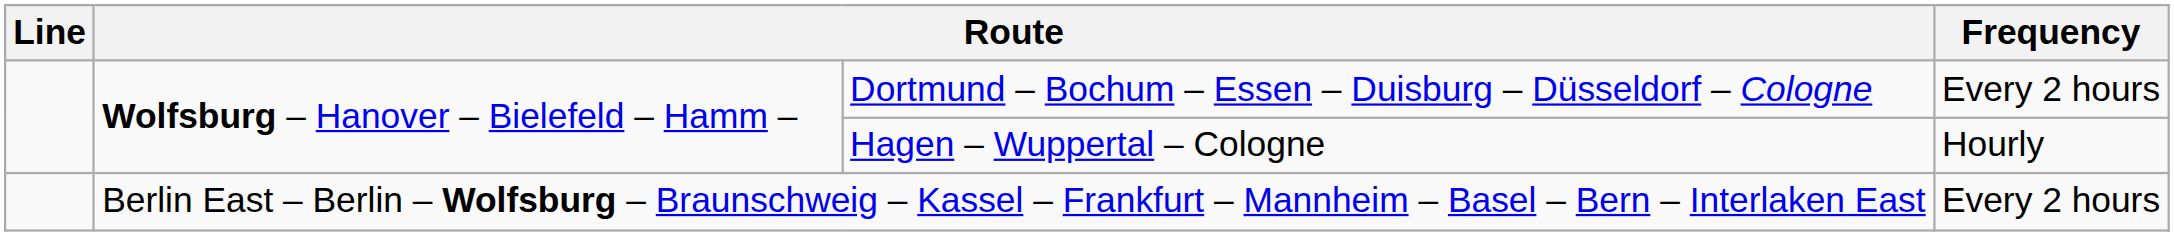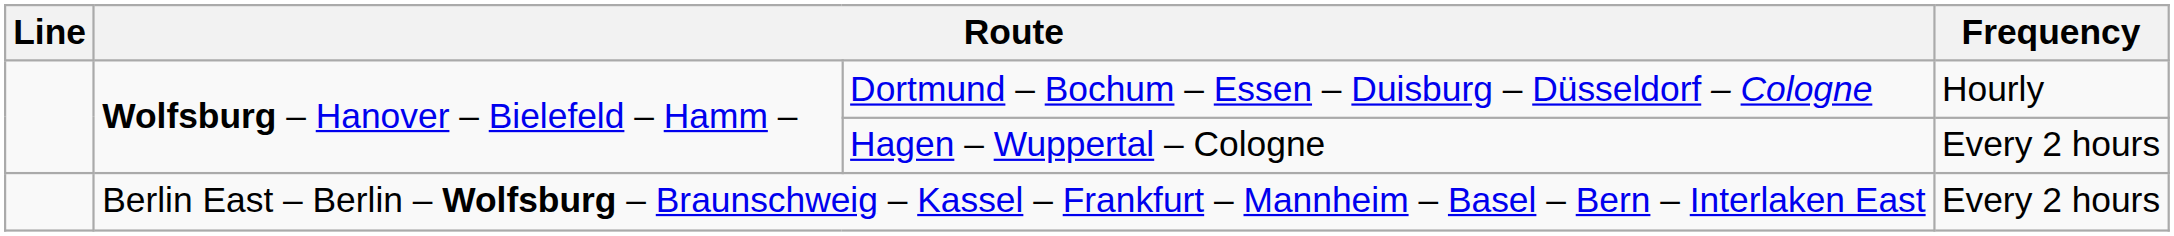(2051, 88) Every 2 hours -> (1993, 88) Hourly
(1993, 144) Hourly -> (2051, 144) Every 2 hours
